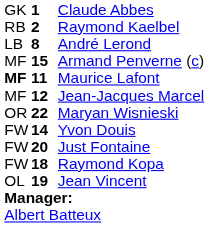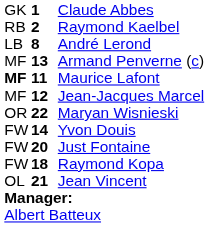(40, 61) 15 -> (40, 61) 13
(40, 181) 19 -> (40, 181) 21
